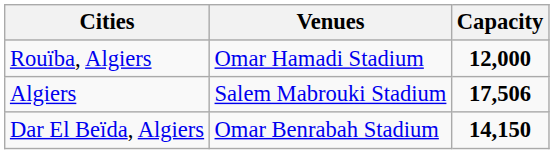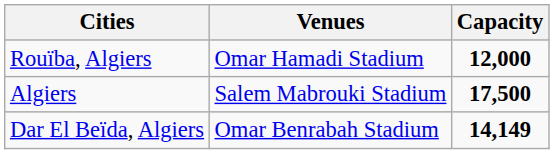(500, 93) 17,506 -> (500, 93) 17,500
(500, 129) 14,150 -> (500, 129) 14,149
